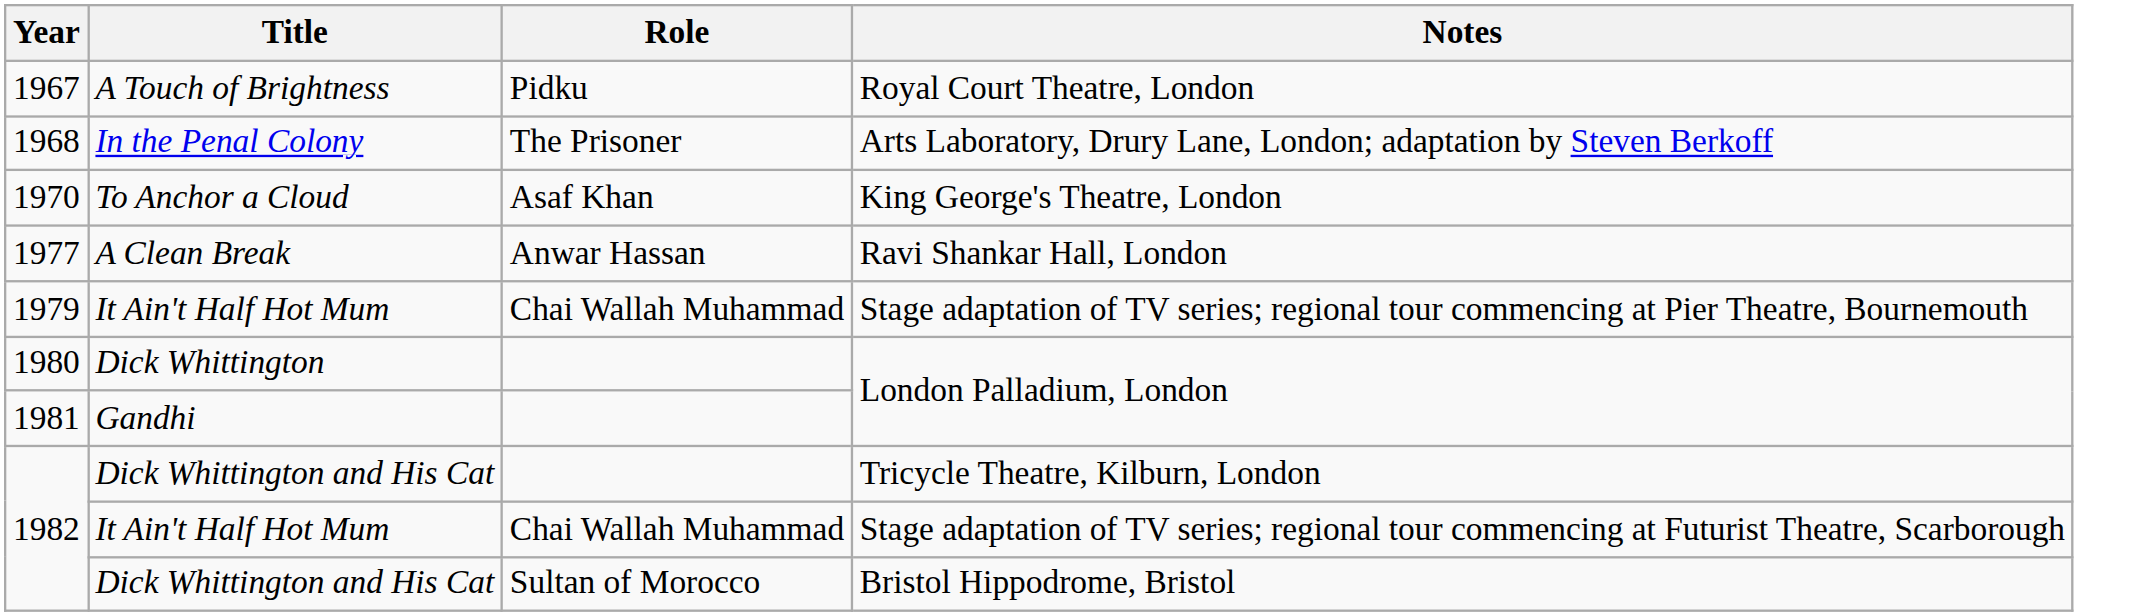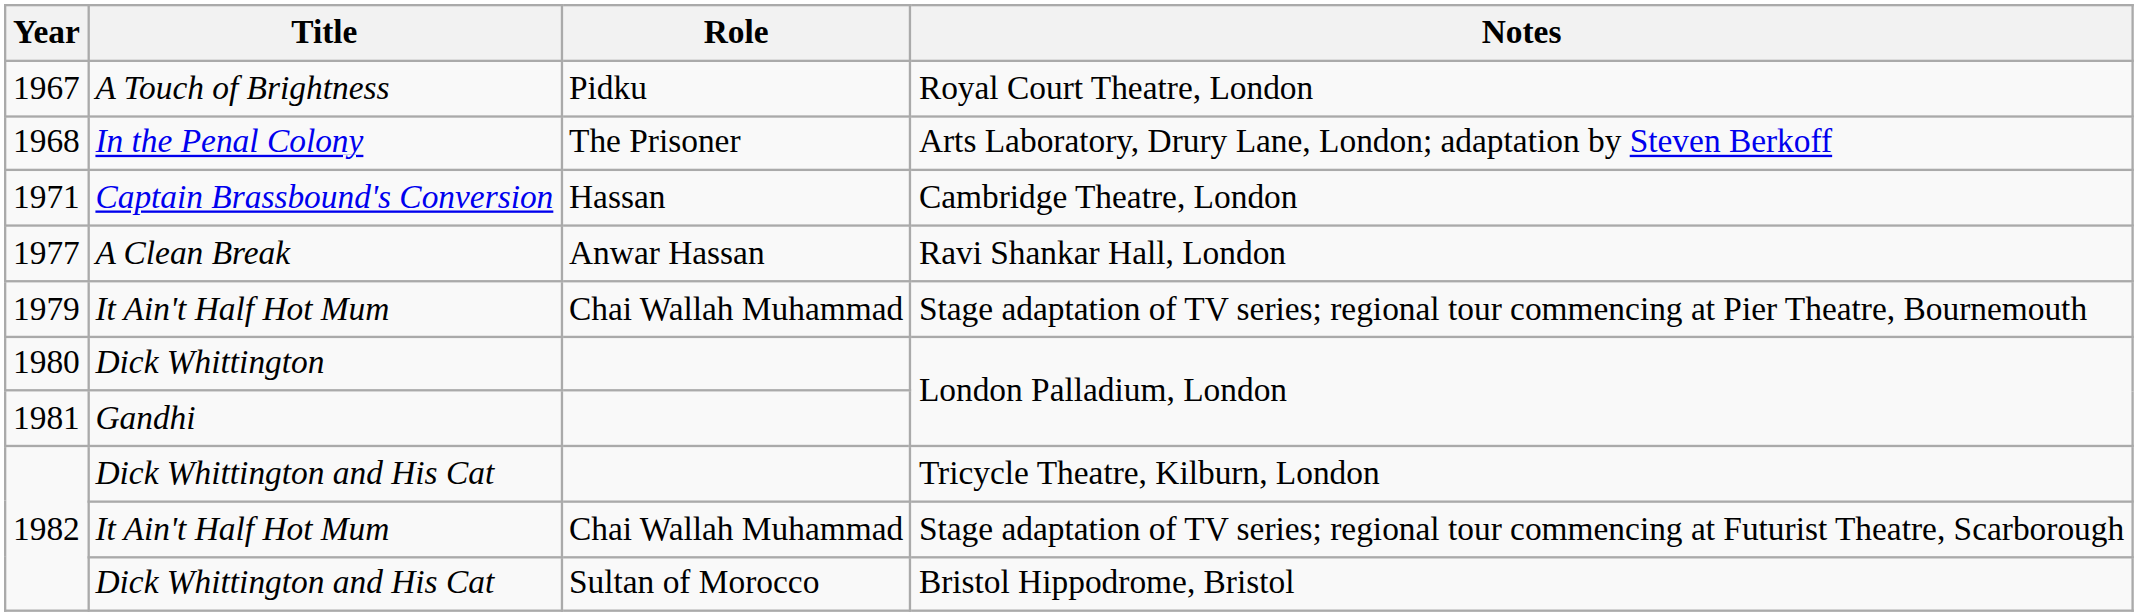- row: (46, 197)
+ row: (46, 197)
